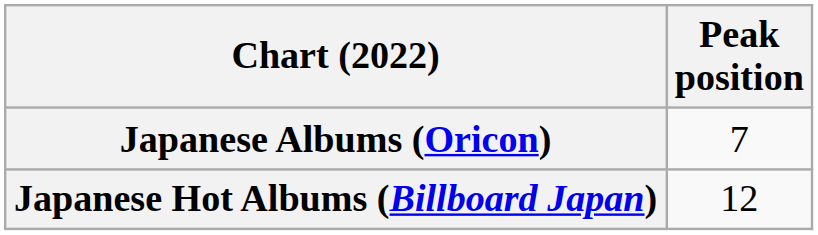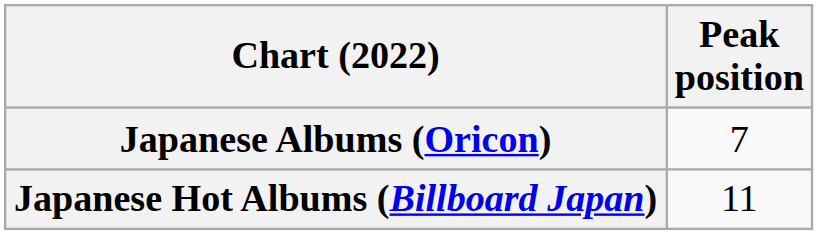(739, 198) 12 -> (739, 198) 11
